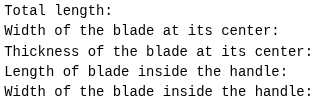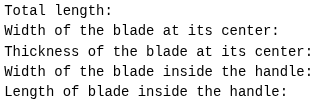rows swapped: (146, 72) <-> (159, 93)
